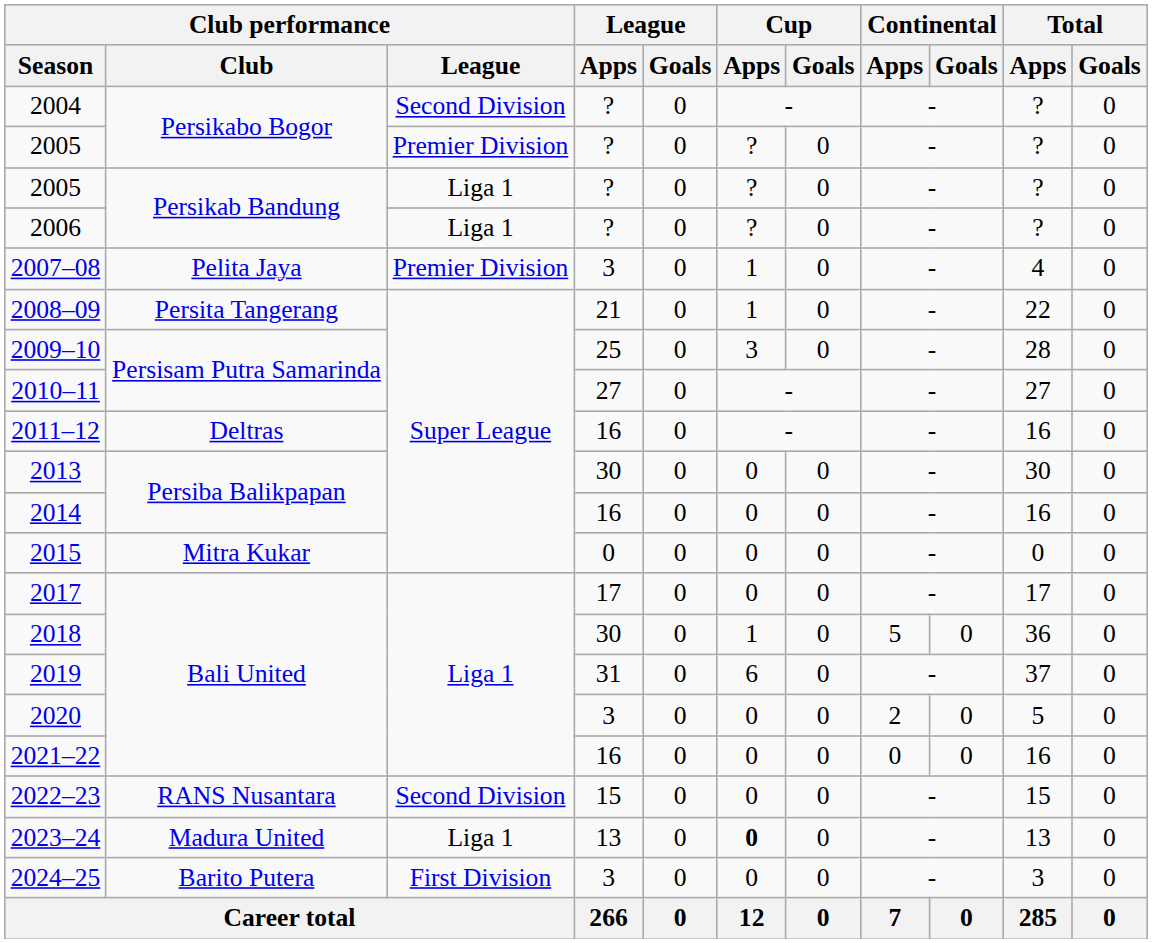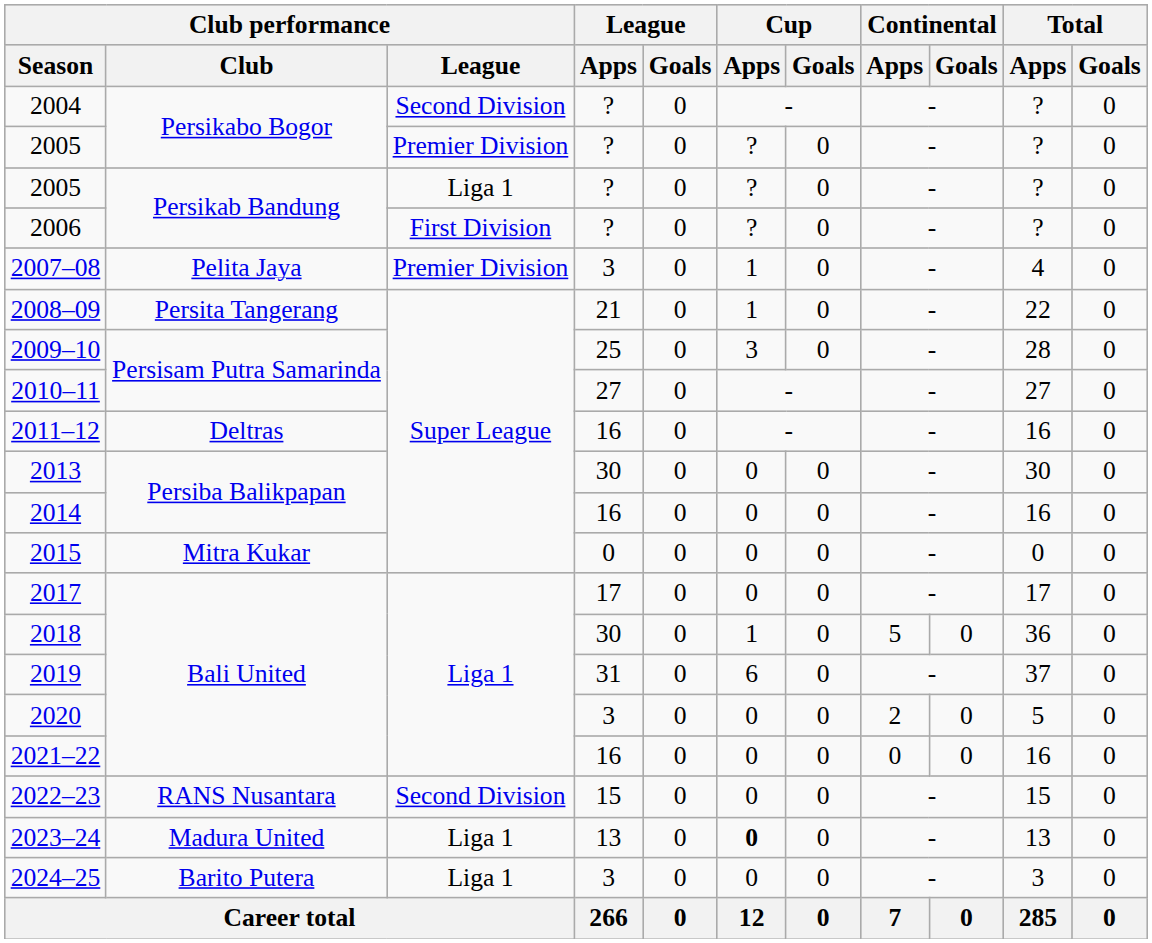(480, 227) Liga 1 -> (480, 227) First Division
(480, 877) First Division -> (480, 877) Liga 1
